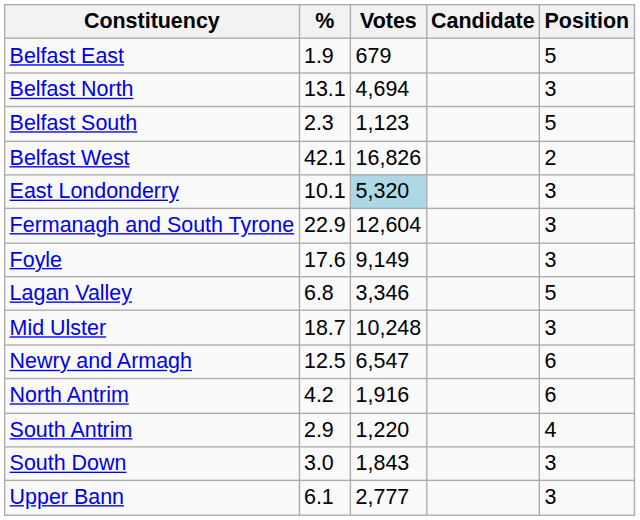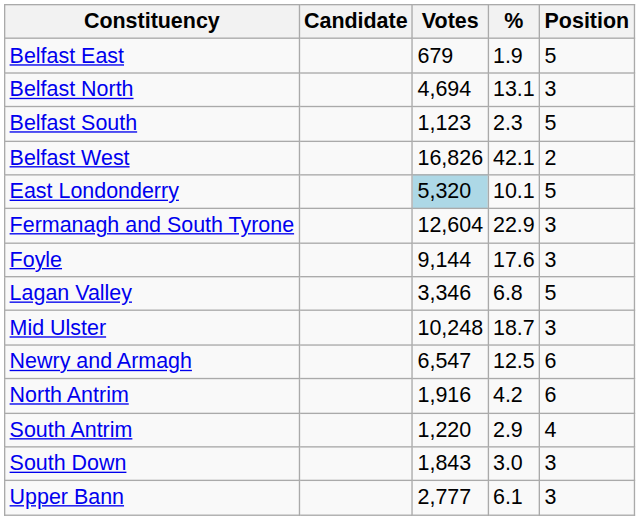columns swapped: (483, 21) <-> (325, 21)
(551, 191) 3 -> (551, 191) 5
(382, 259) 9,149 -> (444, 259) 9,144
